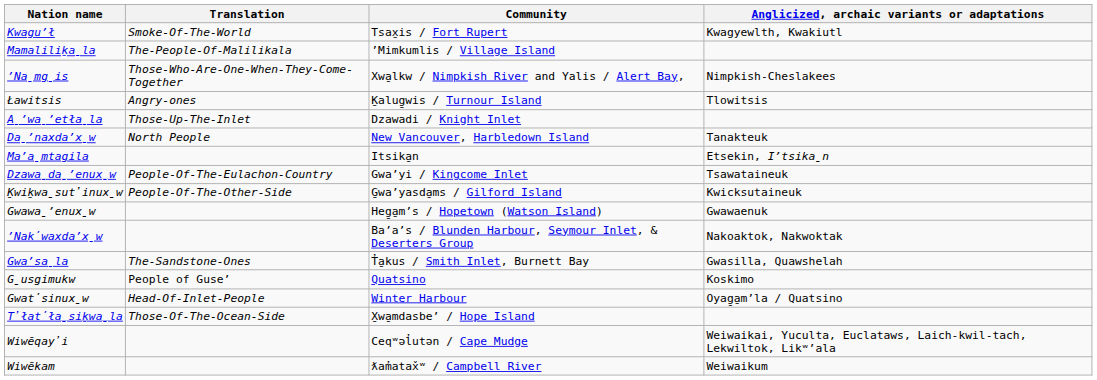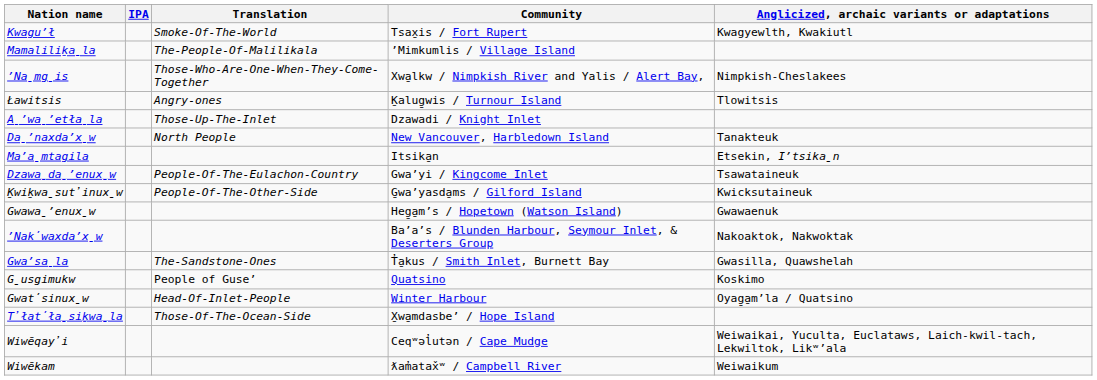+ column: (138, 14)
